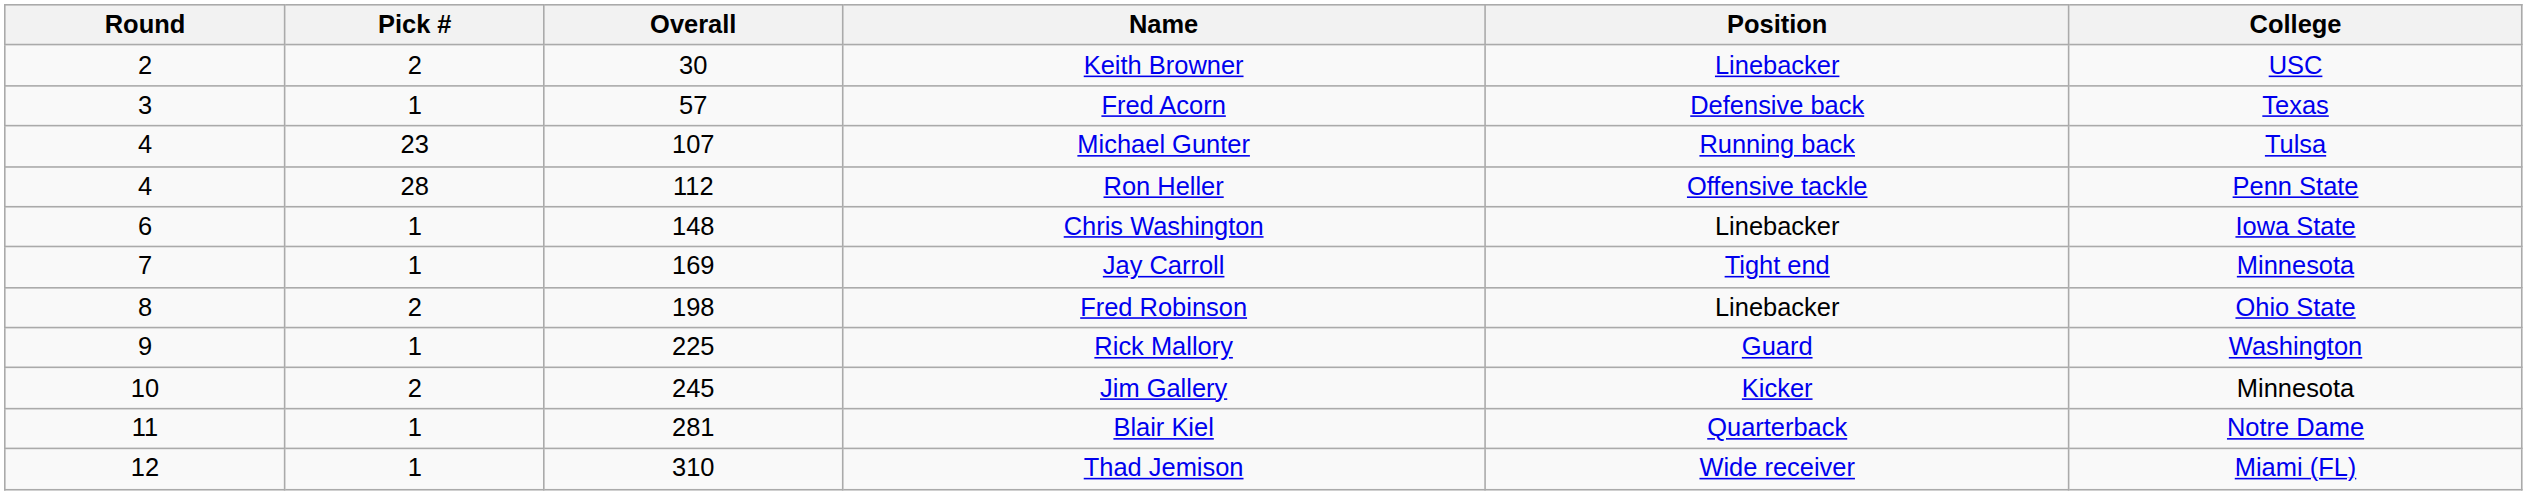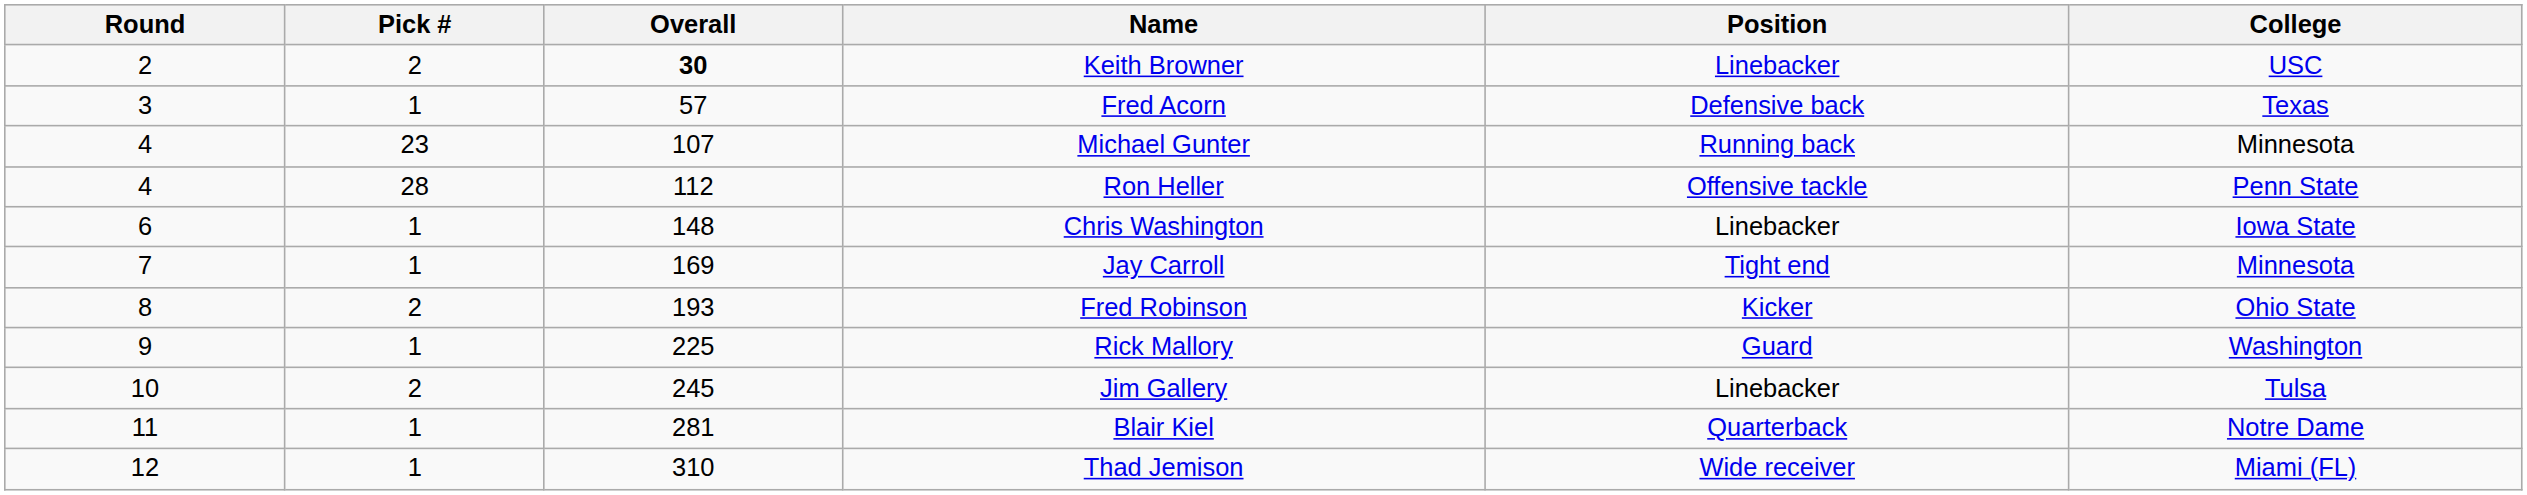(693, 65) normal -> (693, 65) bold
(2296, 145) Tulsa -> (2296, 145) Minnesota
(693, 307) 198 -> (693, 307) 193
(1777, 307) Linebacker -> (1777, 307) Kicker
(1777, 387) Kicker -> (1777, 387) Linebacker
(2296, 387) Minnesota -> (2296, 387) Tulsa
